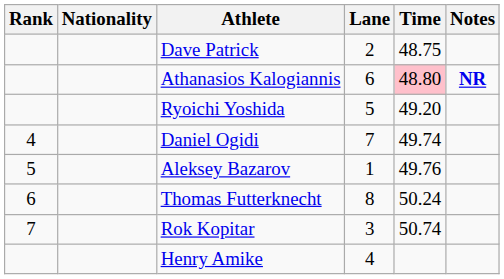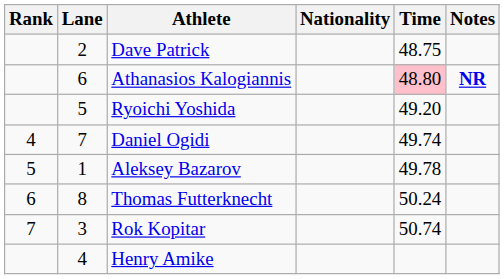columns swapped: (370, 19) <-> (107, 19)
(420, 169) 49.76 -> (420, 169) 49.78
